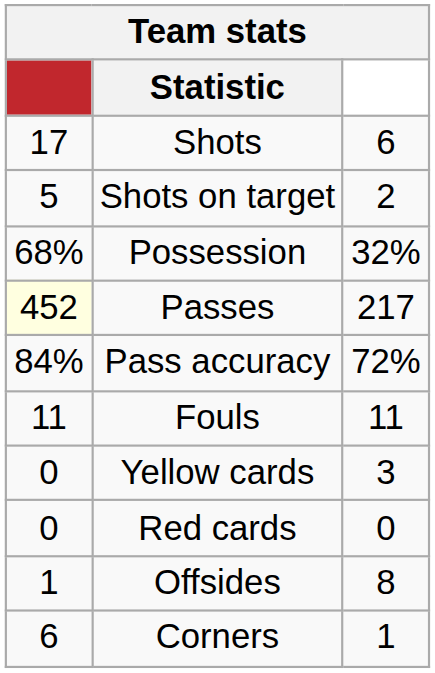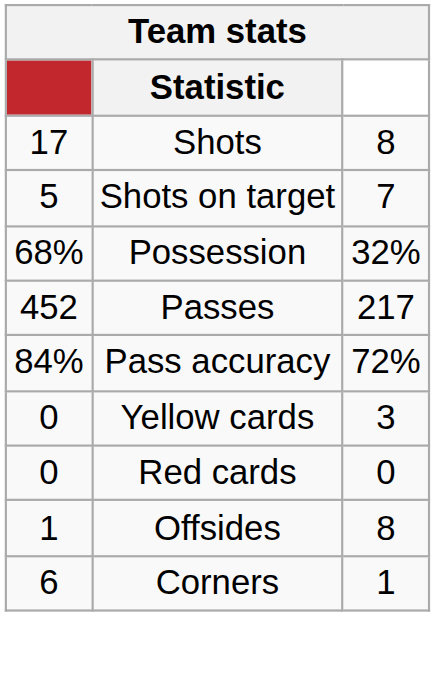(386, 142) 6 -> (386, 142) 8
(386, 197) 2 -> (386, 197) 7
(49, 307) lightyellow background -> (49, 307) no background
- row: (217, 417)
